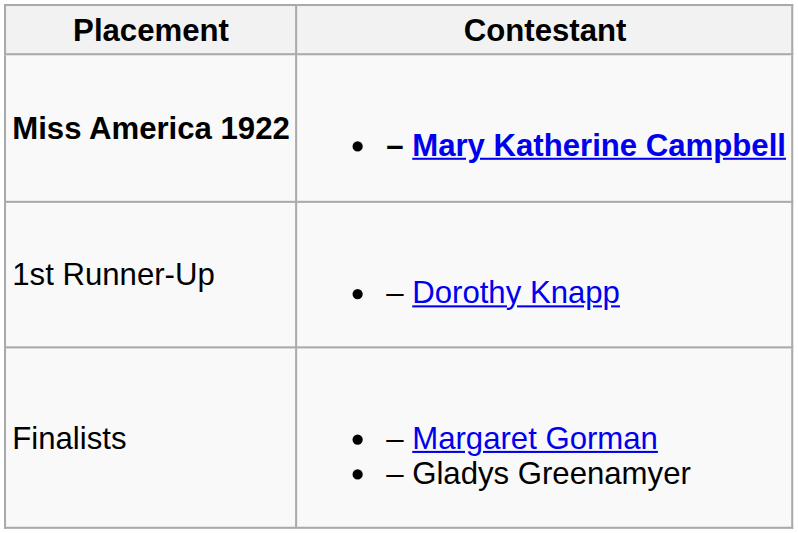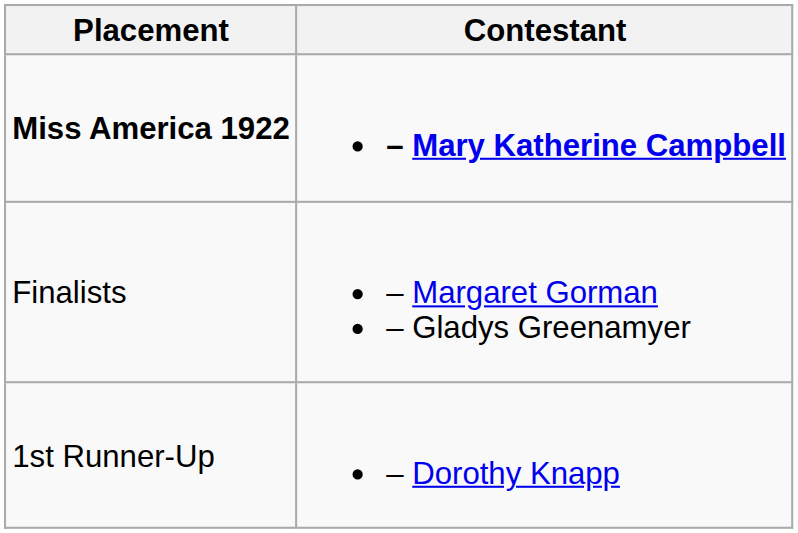rows swapped: (113, 274) <-> (69, 438)
